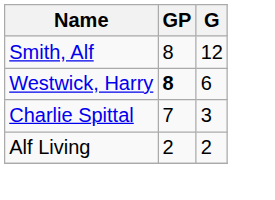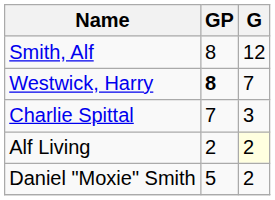(206, 83) 6 -> (249, 83) 7
(206, 147) no background -> (249, 147) lightyellow background
+ row: (102, 178)
